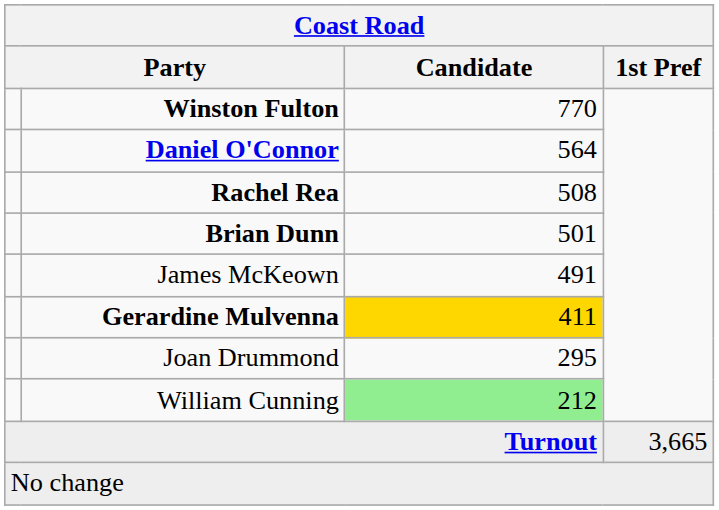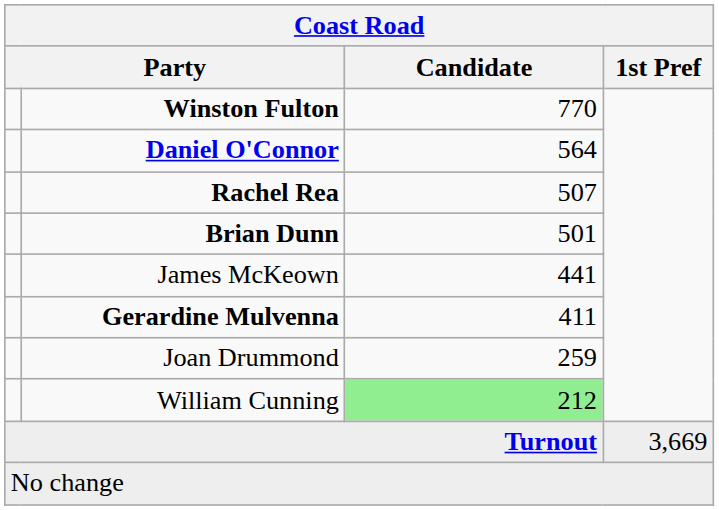(577, 191) 508 -> (577, 191) 507
(577, 274) 491 -> (577, 274) 441
(578, 316) gold background -> (578, 316) no background
(577, 358) 295 -> (577, 358) 259
(678, 441) 3,665 -> (678, 441) 3,669
